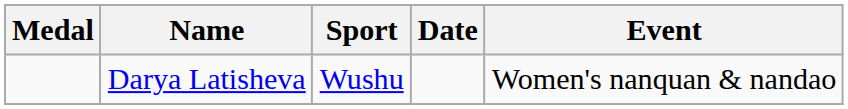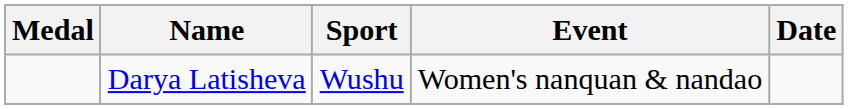columns swapped: (664, 29) <-> (448, 29)
